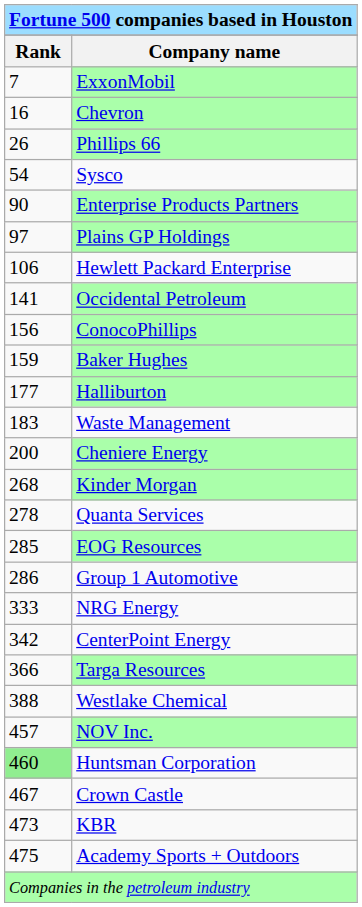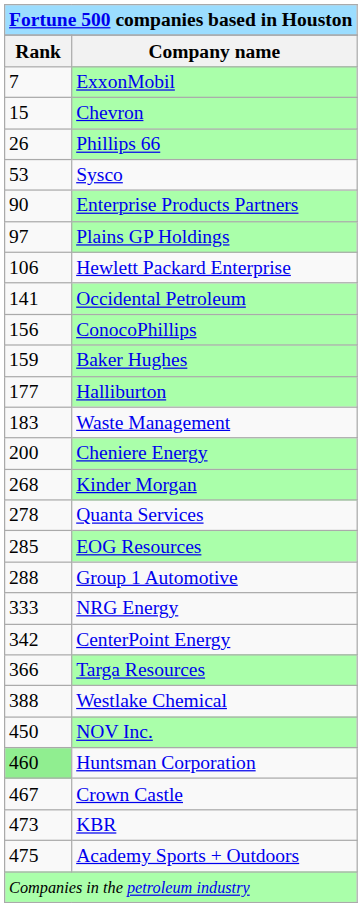(19, 112) 16 -> (19, 112) 15
(19, 174) 54 -> (19, 174) 53
(24, 577) 286 -> (24, 577) 288
(24, 732) 457 -> (24, 732) 450
